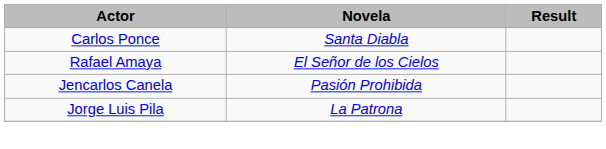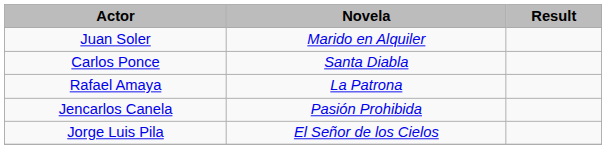+ row: (116, 39)
(366, 62) El Señor de los Cielos -> (366, 86) La Patrona
(366, 109) La Patrona -> (366, 132) El Señor de los Cielos
